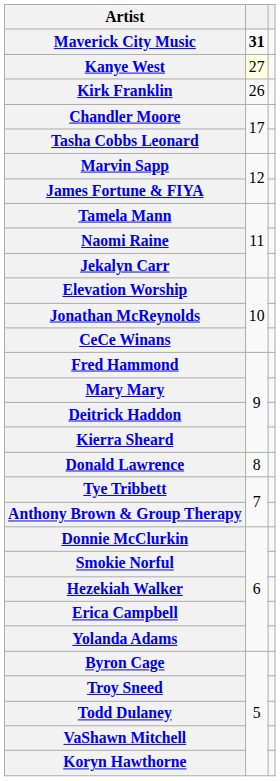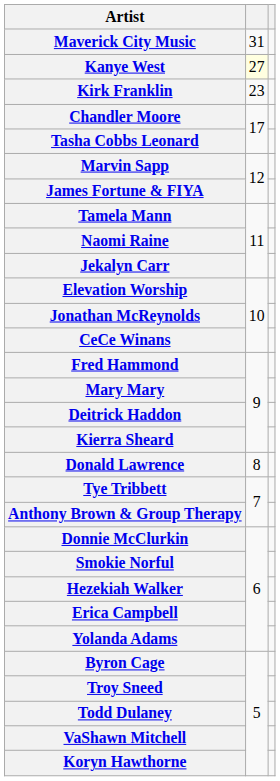(257, 41) bold -> (257, 41) normal
(257, 91) 26 -> (257, 91) 23
